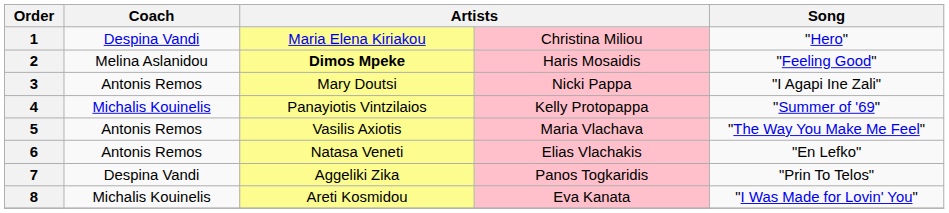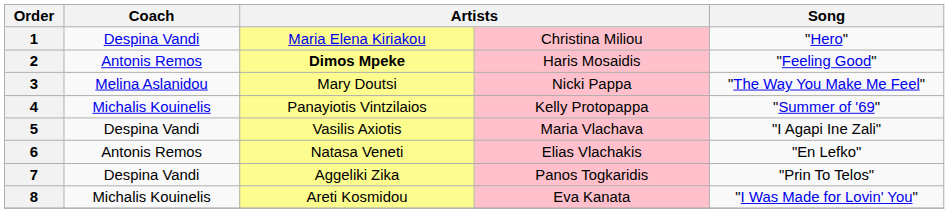(152, 61) Melina Aslanidou -> (152, 61) Antonis Remos
(152, 84) Antonis Remos -> (152, 84) Melina Aslanidou
(827, 84) "I Agapi Ine Zali" -> (827, 84) "The Way You Make Me Feel"
(152, 129) Antonis Remos -> (152, 129) Despina Vandi
(827, 129) "The Way You Make Me Feel" -> (827, 129) "I Agapi Ine Zali"
